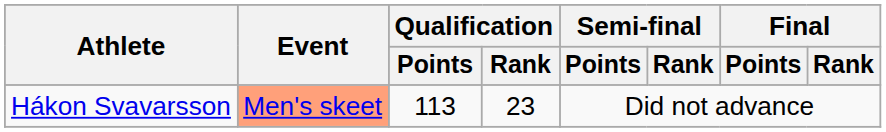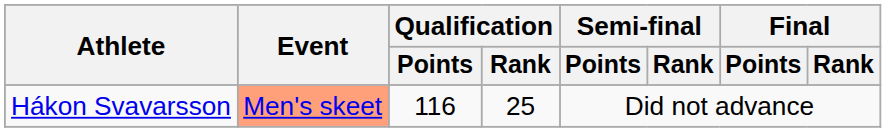(435, 106) 113 -> (435, 106) 116
(520, 106) 23 -> (520, 106) 25
